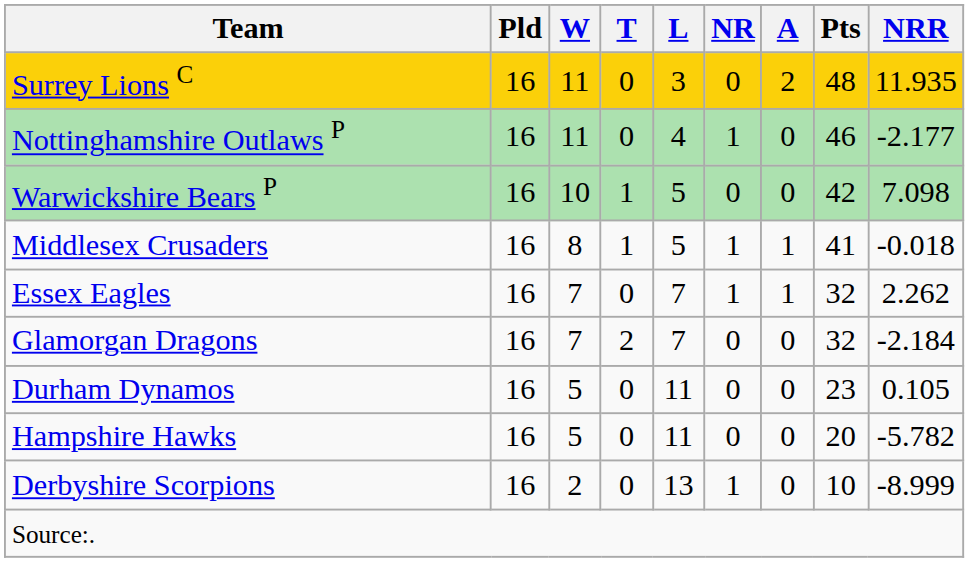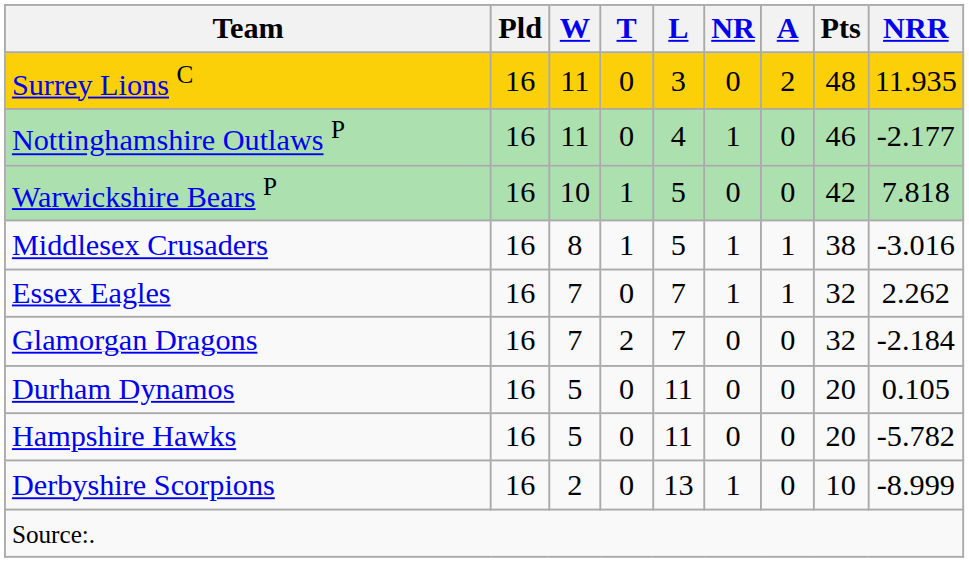(916, 192) 7.098 -> (916, 192) 7.818
(841, 244) 41 -> (841, 244) 38
(916, 244) -0.018 -> (916, 244) -3.016
(841, 388) 23 -> (841, 388) 20
